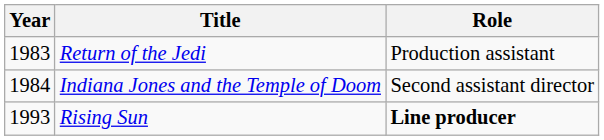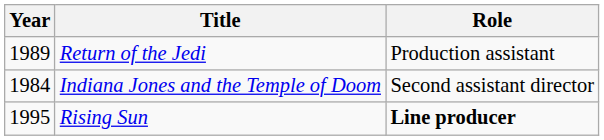(30, 53) 1983 -> (30, 53) 1989
(30, 118) 1993 -> (30, 118) 1995
